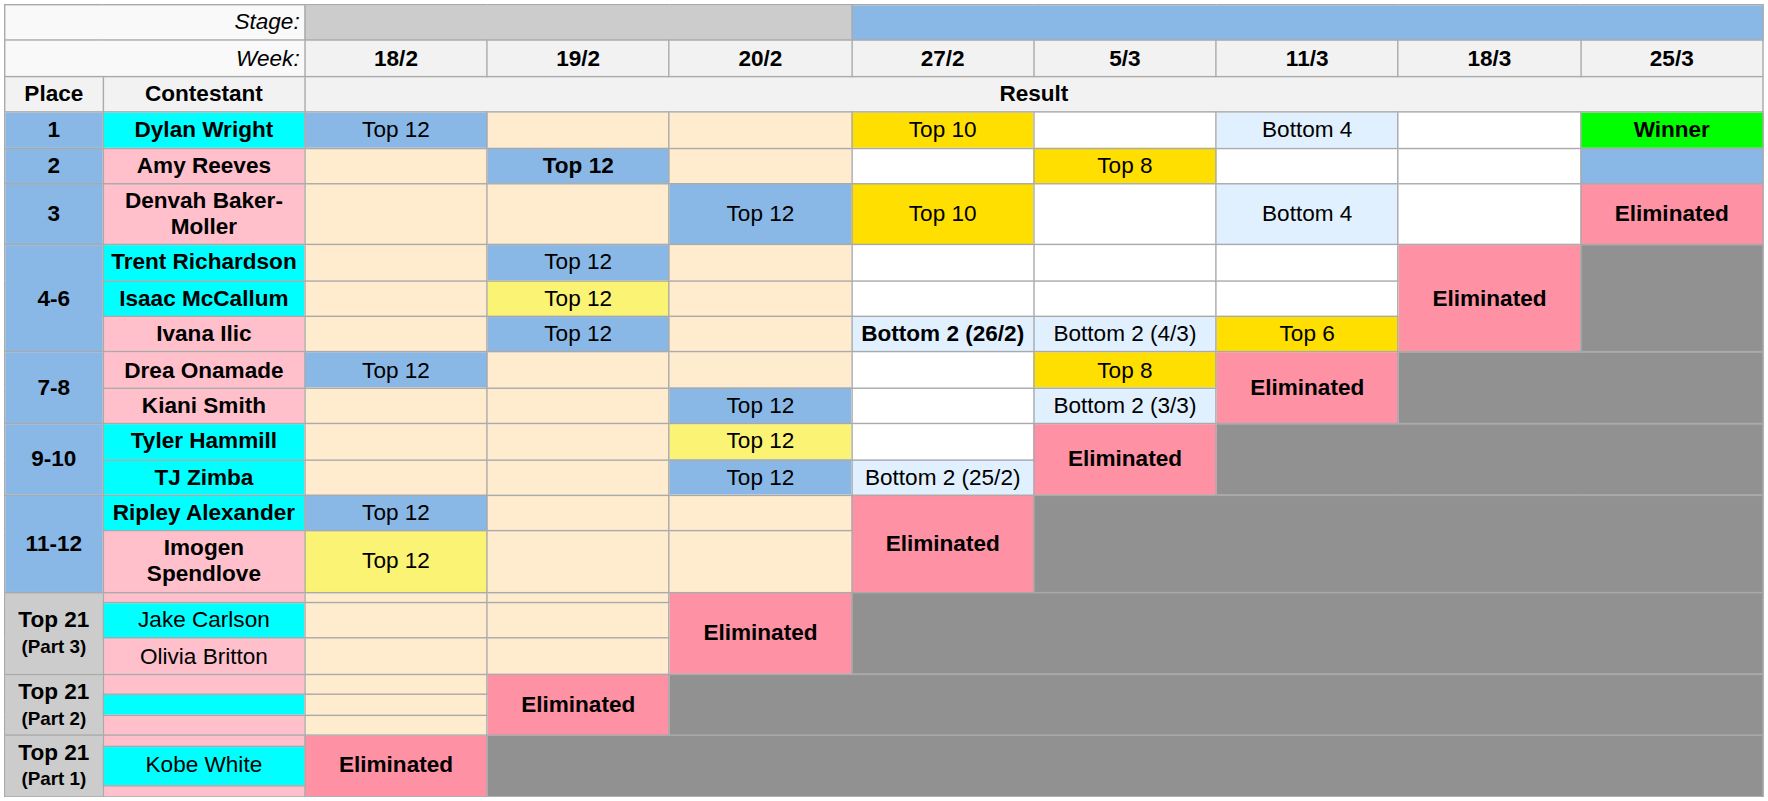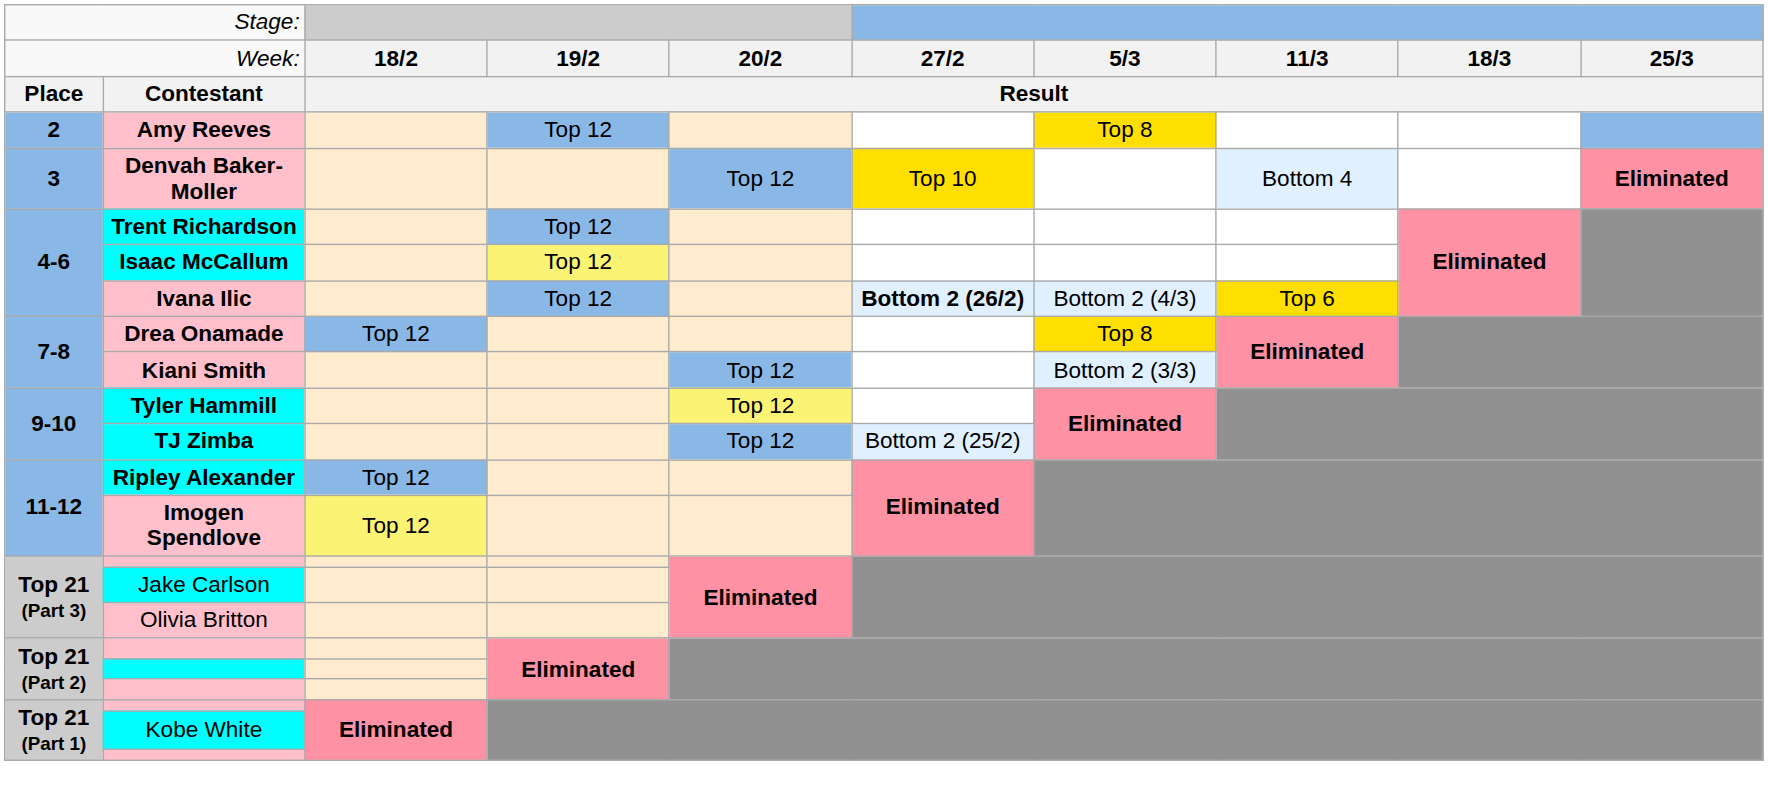- row: (54, 129)
(578, 165) bold -> (578, 129) normal
